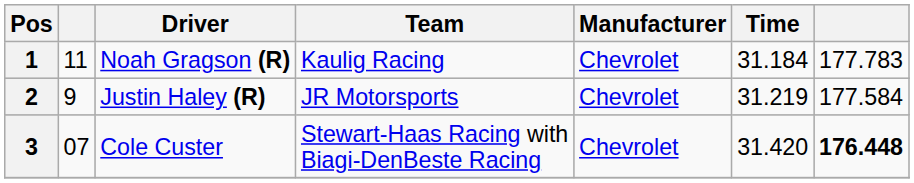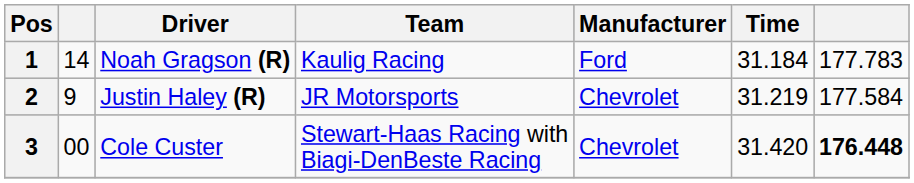(76, 60) 11 -> (77, 60) 14
(629, 60) Chevrolet -> (603, 60) Ford
(77, 147) 07 -> (77, 147) 00
